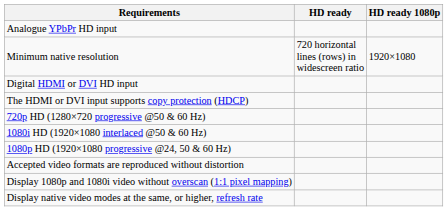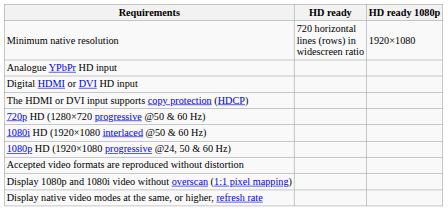rows swapped: (63, 56) <-> (62, 28)
